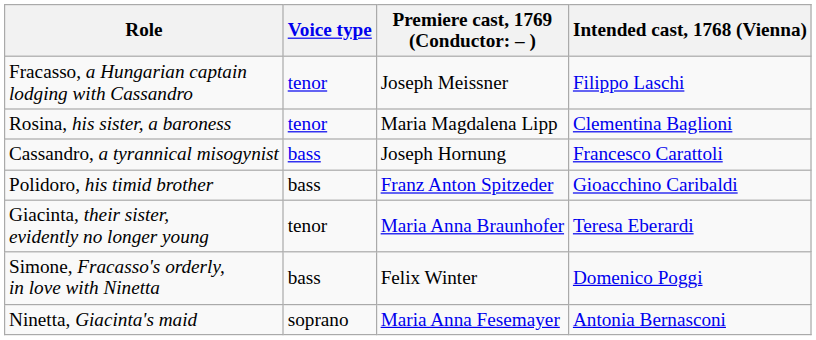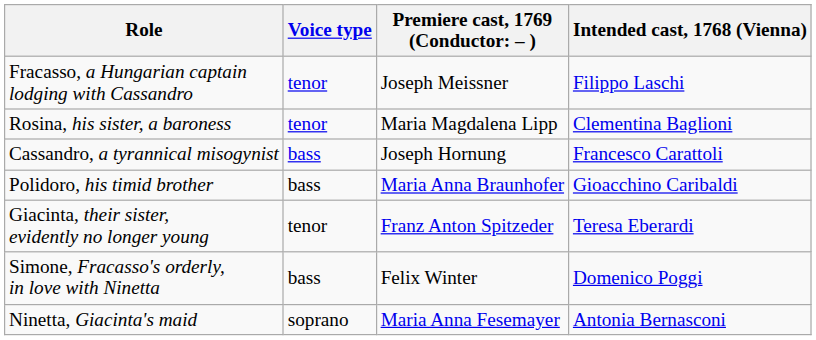(467, 184) Franz Anton Spitzeder -> (472, 184) Maria Anna Braunhofer
(472, 225) Maria Anna Braunhofer -> (467, 225) Franz Anton Spitzeder
